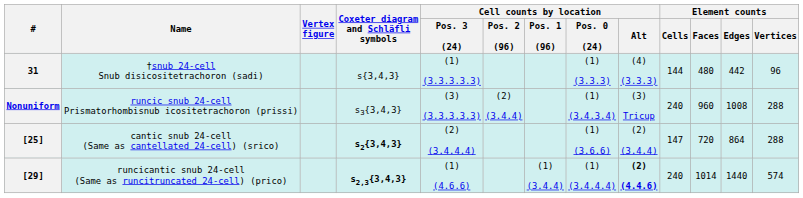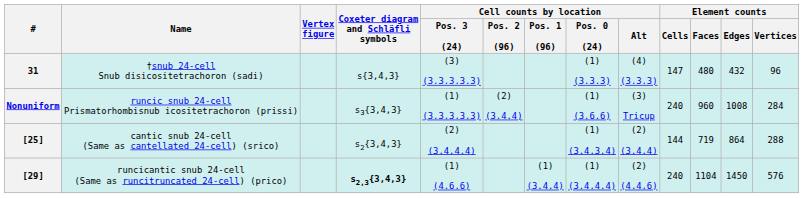(452, 71) (1) (3.3.3.3.3) -> (452, 71) (3) (3.3.3.3.3)
(675, 71) 144 -> (675, 71) 147
(737, 71) 442 -> (737, 71) 432
(452, 106) (3) (3.3.3.3.3) -> (452, 106) (1) (3.3.3.3.3)
(592, 106) (1) (3.4.3.4) -> (592, 106) (1) (3.6.6)
(775, 106) 288 -> (775, 106) 284
(378, 146) bold -> (378, 146) normal
(592, 141) (1) (3.6.6) -> (592, 141) (1) (3.4.3.4)
(675, 141) 147 -> (675, 141) 144
(706, 141) 720 -> (706, 141) 719
(639, 175) bold -> (639, 175) normal
(706, 175) 1014 -> (706, 175) 1104
(737, 175) 1440 -> (737, 175) 1450
(775, 175) 574 -> (775, 175) 576
